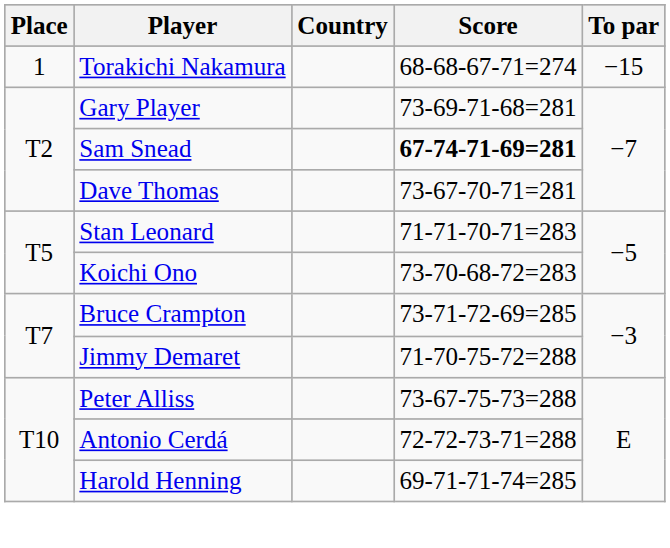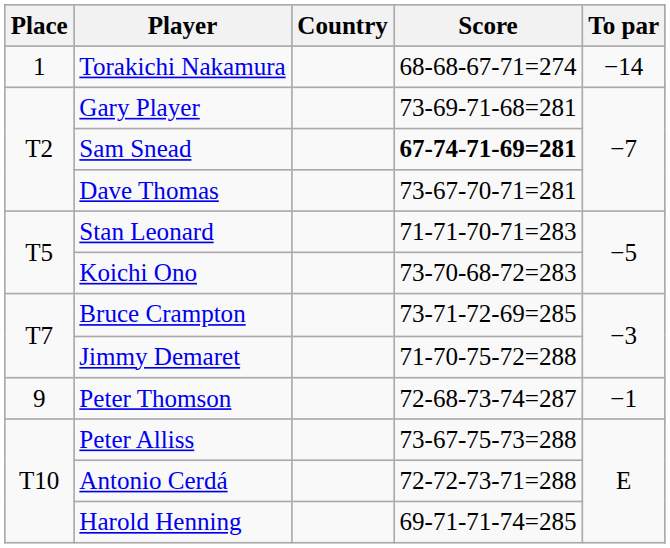(624, 66) −15 -> (624, 66) −14
+ row: (155, 397)
